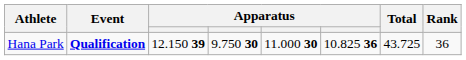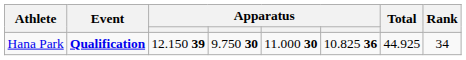(402, 44) 43.725 -> (402, 44) 44.925
(442, 44) 36 -> (442, 44) 34
